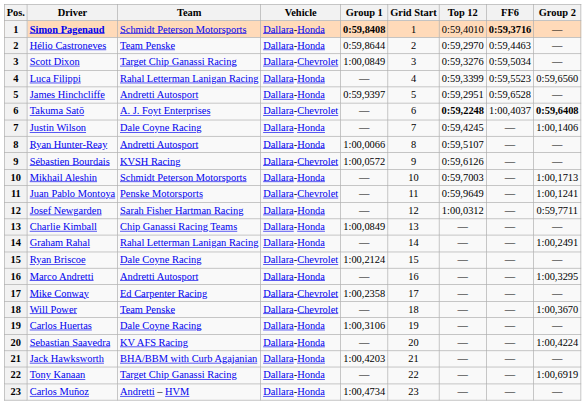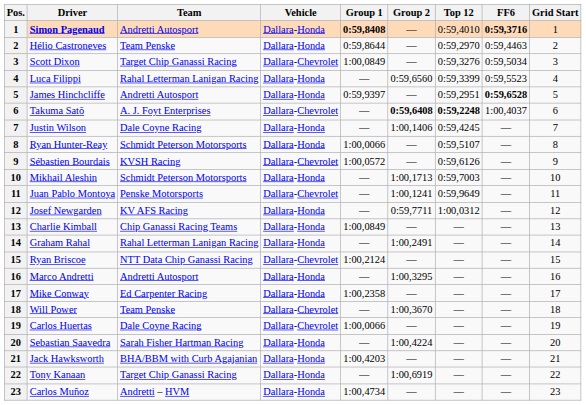columns swapped: (557, 12) <-> (414, 12)
(183, 29) Schmidt Peterson Motorsports -> (159, 29) Andretti Autosport
(510, 95) normal -> (506, 95) bold
(159, 144) Andretti Autosport -> (183, 144) Schmidt Peterson Motorsports
(182, 210) Sarah Fisher Hartman Racing -> (154, 210) KV AFS Racing
(161, 260) Dale Coyne Racing -> (186, 260) NTT Data Chip Ganassi Racing
(301, 293) Dallara-Chevrolet -> (294, 293) Dallara-Honda
(294, 326) Dallara-Honda -> (301, 326) Dallara-Chevrolet
(364, 326) 1:00,3106 -> (364, 326) 1:00,0066
(154, 342) KV AFS Racing -> (182, 342) Sarah Fisher Hartman Racing
